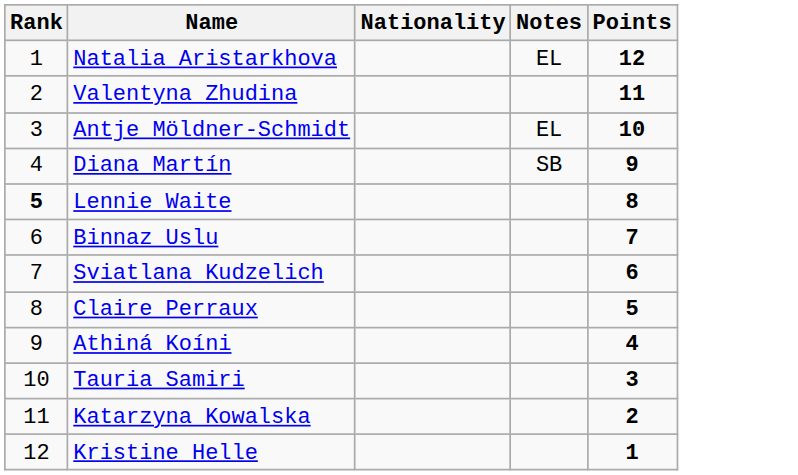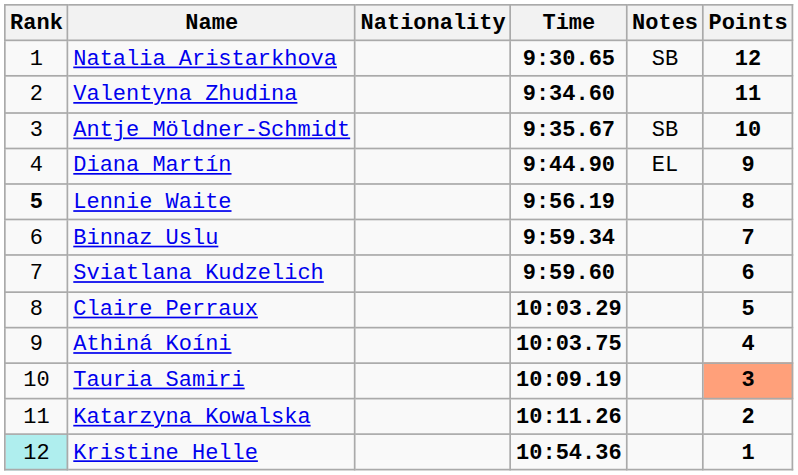+ column: (569, 23)
(549, 59) EL -> (665, 59) SB
(549, 130) EL -> (665, 130) SB
(549, 166) SB -> (665, 166) EL
(632, 381) no background -> (748, 381) lightsalmon background
(36, 452) no background -> (36, 452) paleturquoise background
